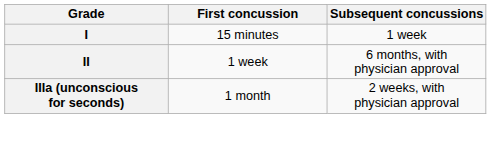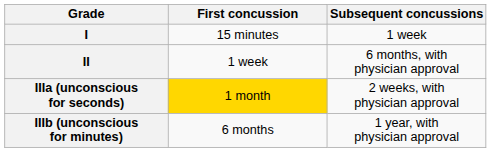(248, 95) no background -> (248, 95) gold background
+ row: (86, 130)
